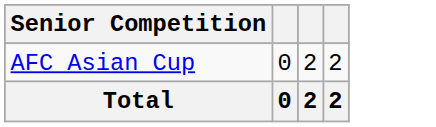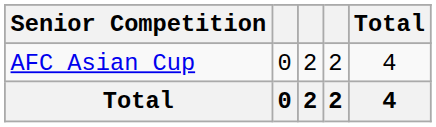+ column: (389, 24)
